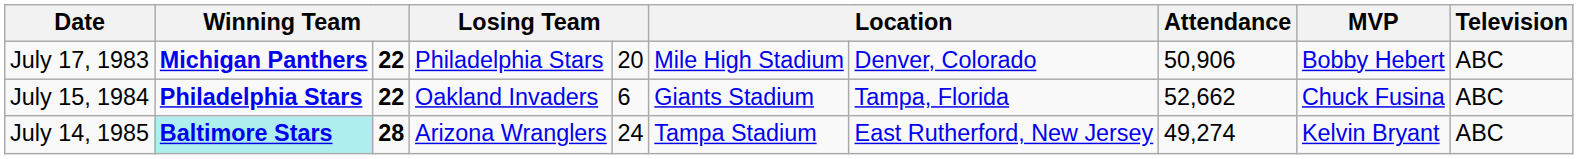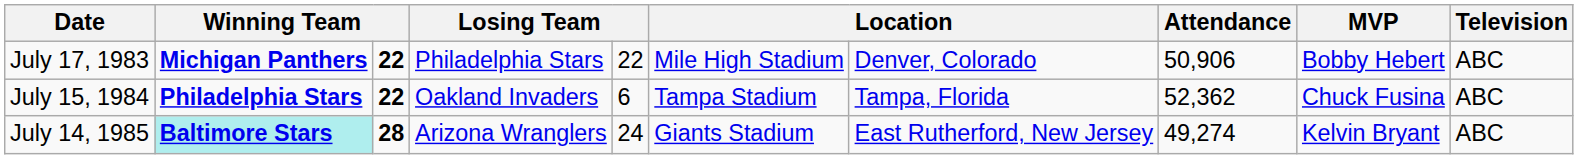(631, 60) 20 -> (631, 60) 22
(734, 97) Giants Stadium -> (735, 97) Tampa Stadium
(1200, 97) 52,662 -> (1200, 97) 52,362
(735, 134) Tampa Stadium -> (734, 134) Giants Stadium
